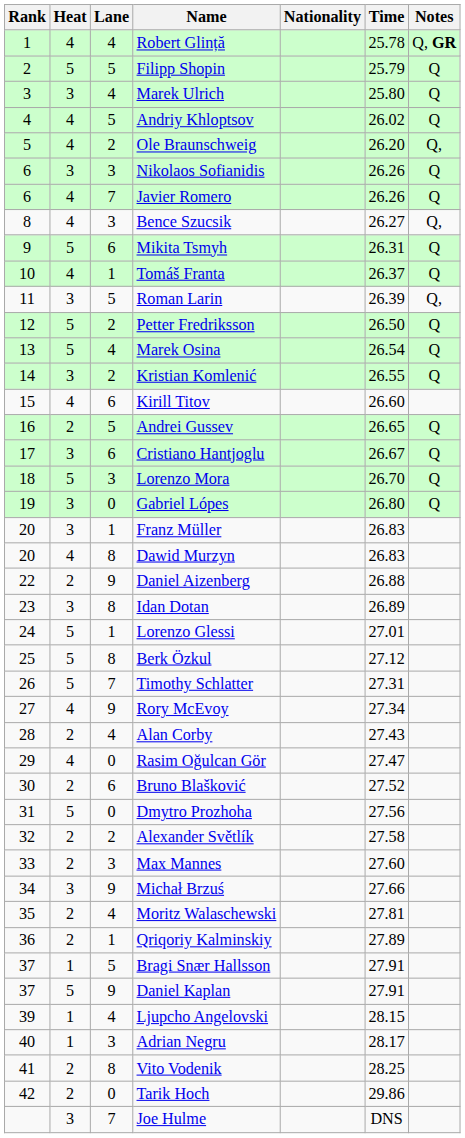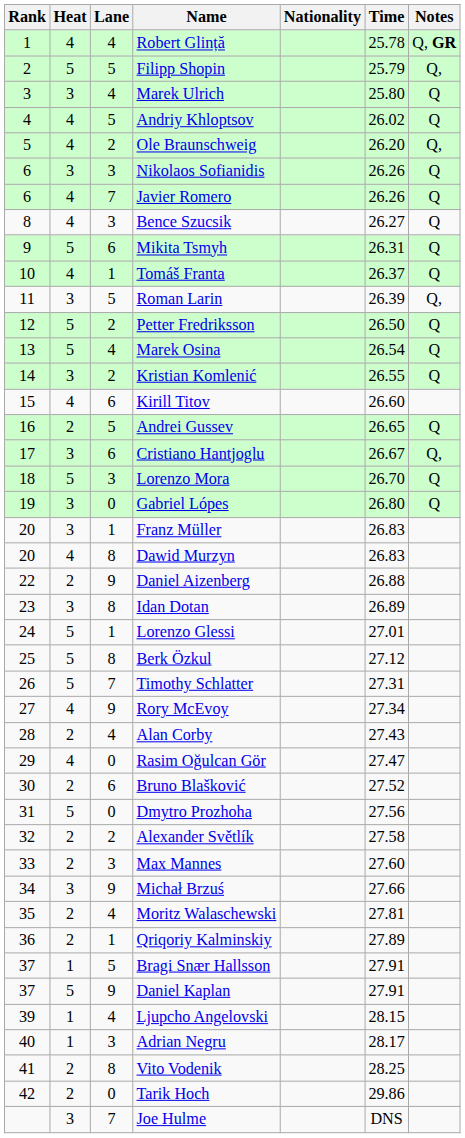(434, 68) Q -> (434, 68) Q,
(434, 222) Q, -> (434, 222) Q
(434, 453) Q -> (434, 453) Q,
